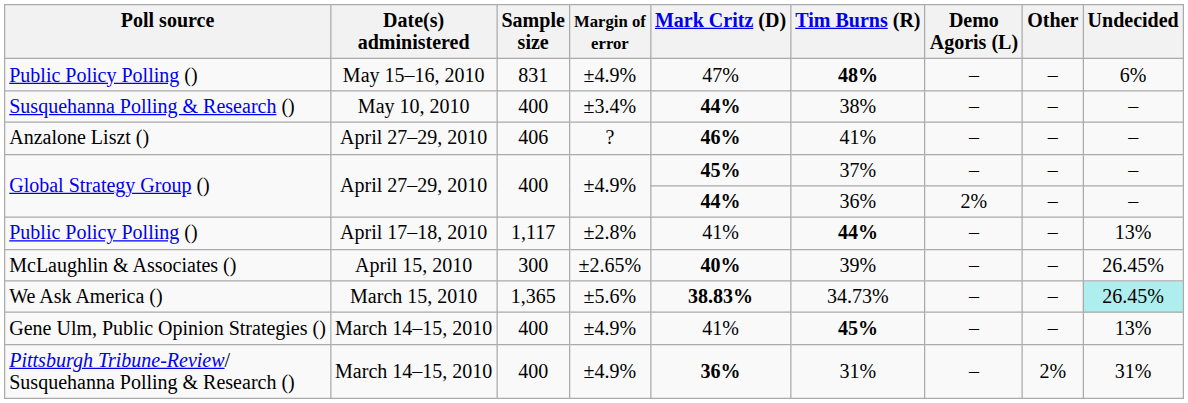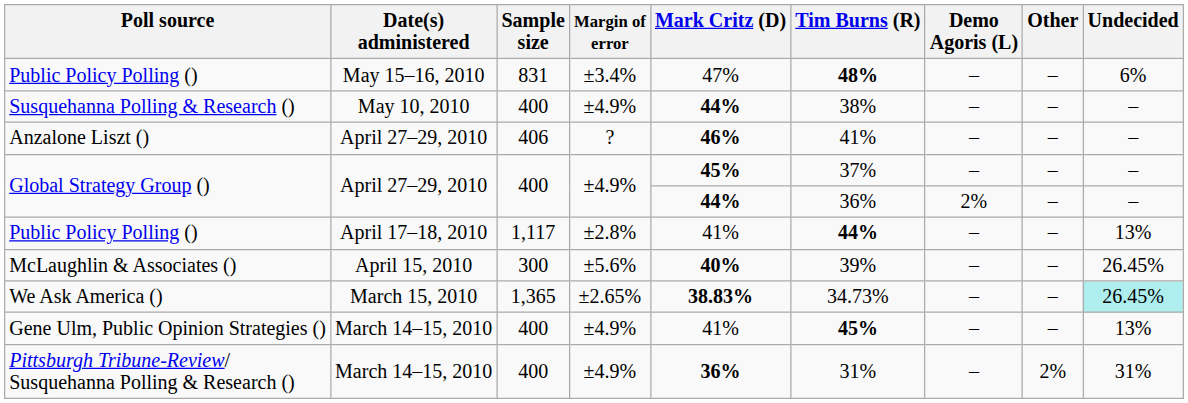(610, 74) ±4.9% -> (610, 74) ±3.4%
(610, 106) ±3.4% -> (610, 106) ±4.9%
(610, 264) ±2.65% -> (610, 264) ±5.6%
(610, 296) ±5.6% -> (610, 296) ±2.65%
